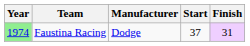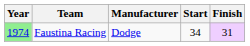(195, 32) 37 -> (195, 32) 34
